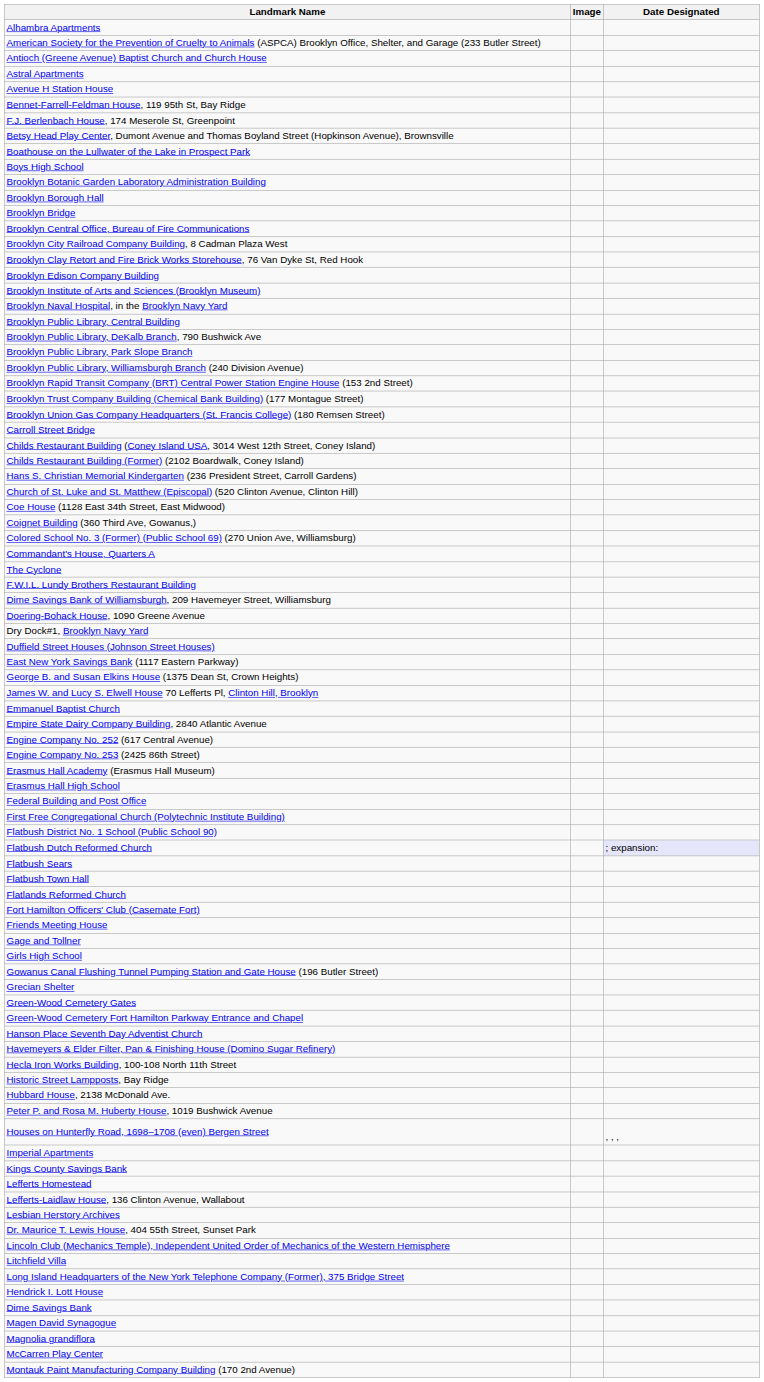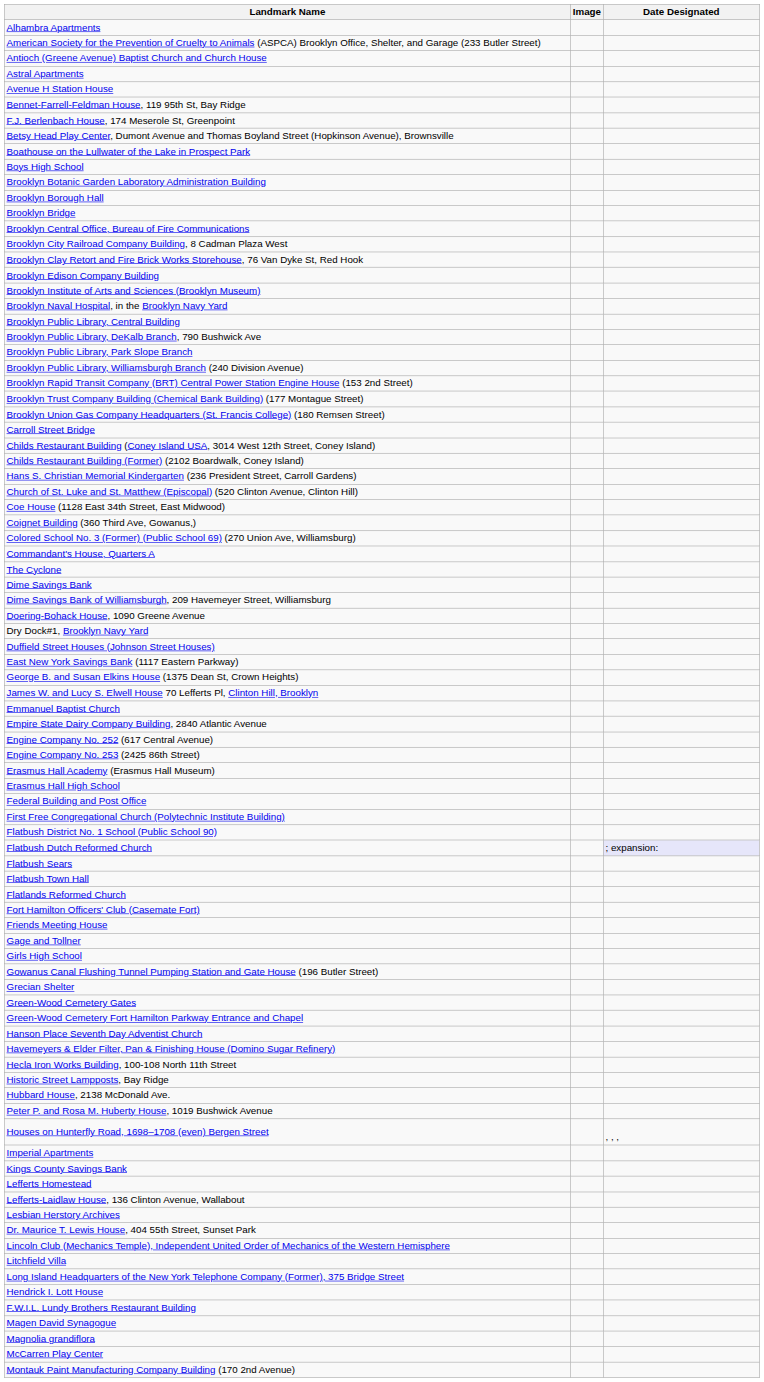rows swapped: (49, 1307) <-> (101, 584)
